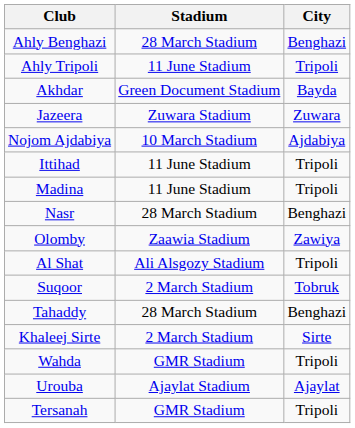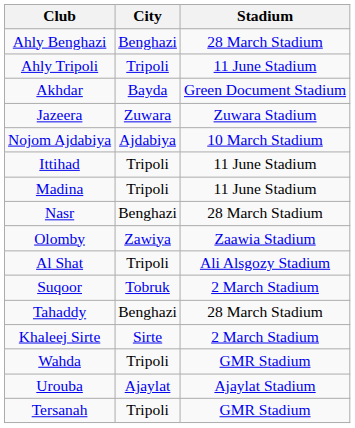columns swapped: (317, 16) <-> (199, 16)
